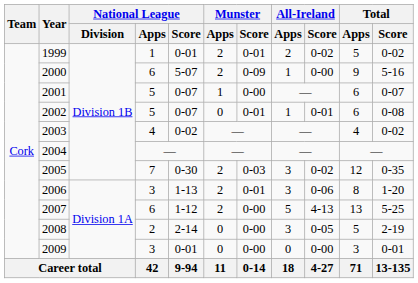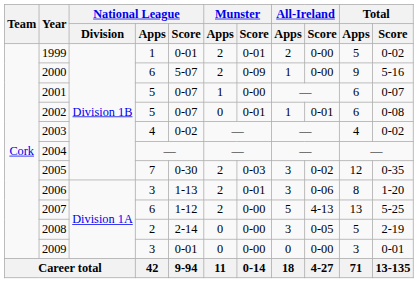(322, 53) 0-02 -> (322, 53) 0-00
